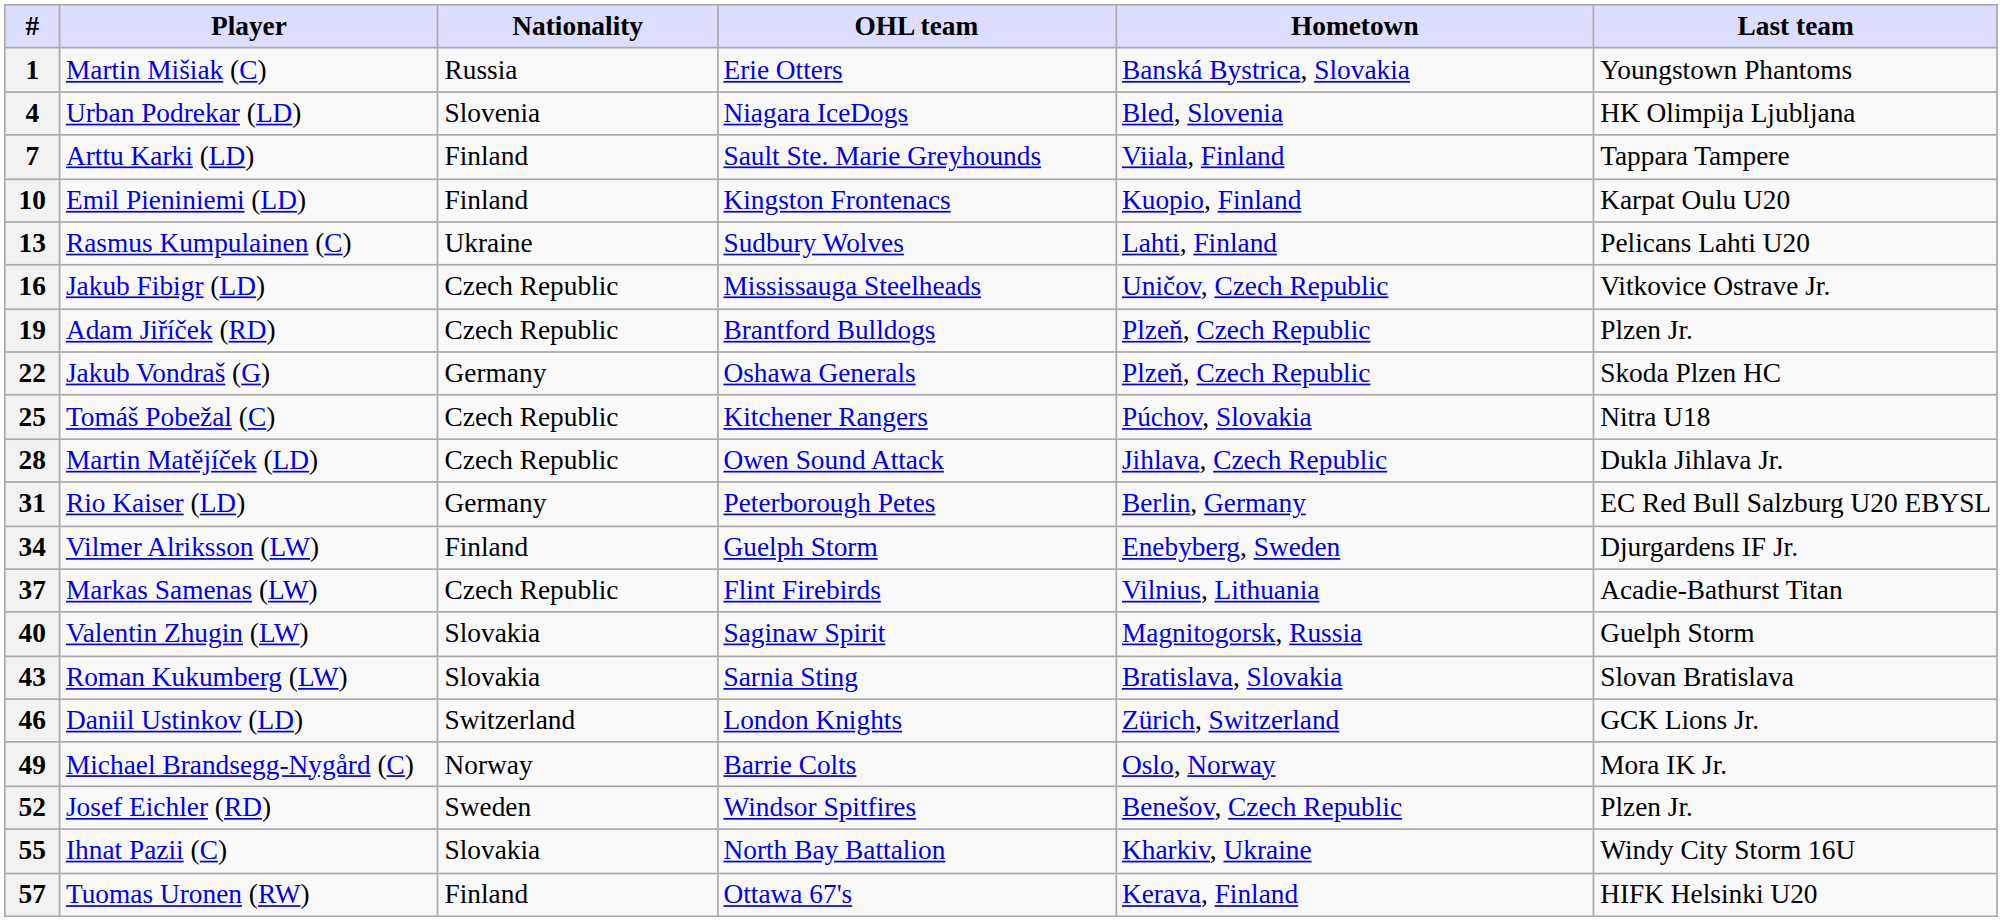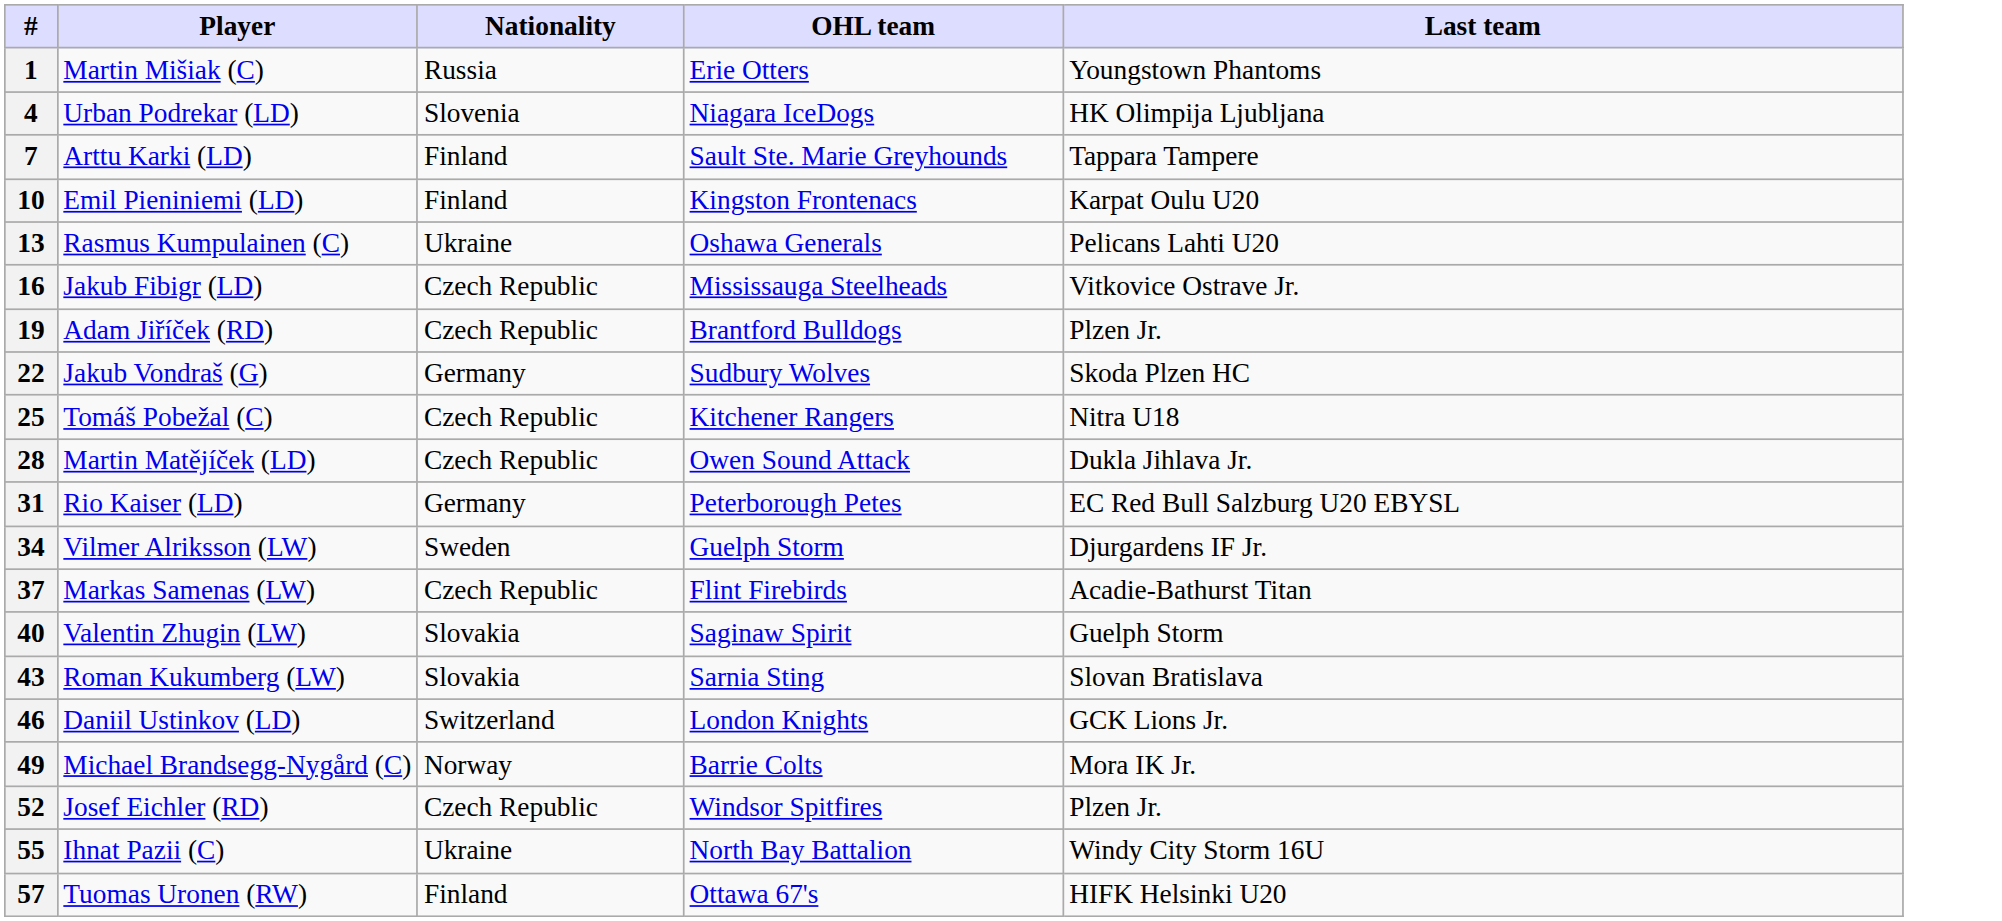- column: (1355, 26)
(814, 243) Sudbury Wolves -> (786, 243) Oshawa Generals
(820, 373) Oshawa Generals -> (780, 373) Sudbury Wolves
(486, 546) Finland -> (467, 546) Sweden
(488, 807) Sweden -> (511, 807) Czech Republic
(492, 850) Slovakia -> (468, 850) Ukraine
